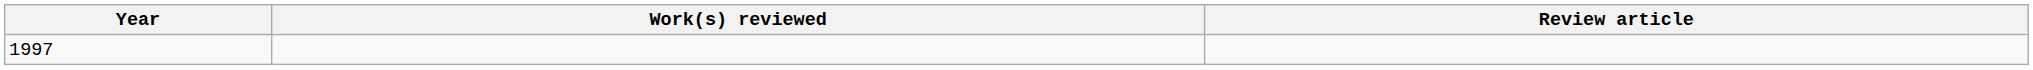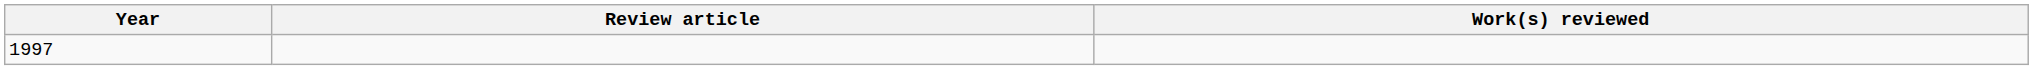columns swapped: (1616, 20) <-> (738, 20)
